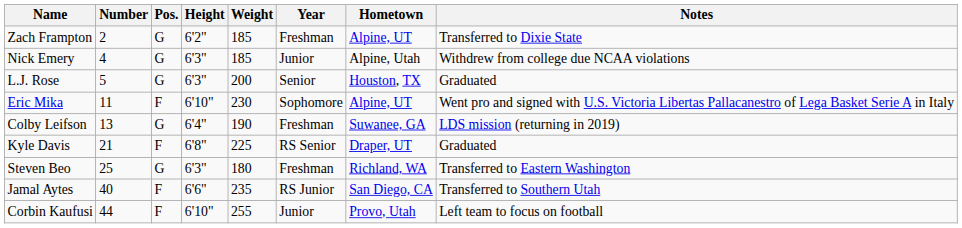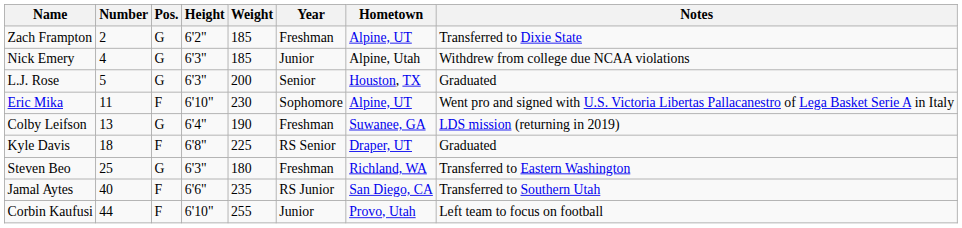(106, 146) 21 -> (106, 146) 18
